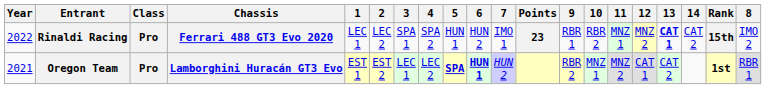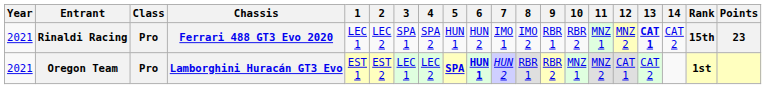columns swapped: (749, 13) <-> (538, 13)
(20, 37) 2022 -> (20, 37) 2021
